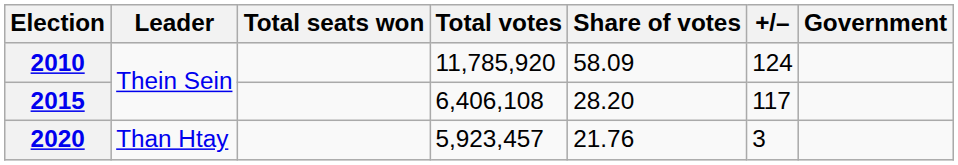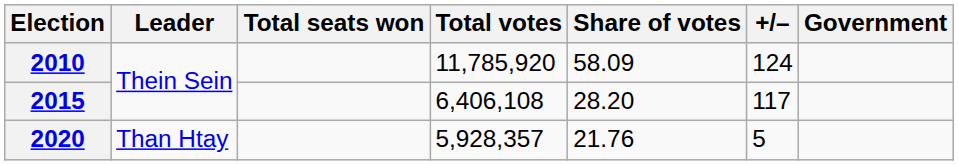(490, 139) 5,923,457 -> (490, 139) 5,928,357
(759, 139) 3 -> (759, 139) 5
